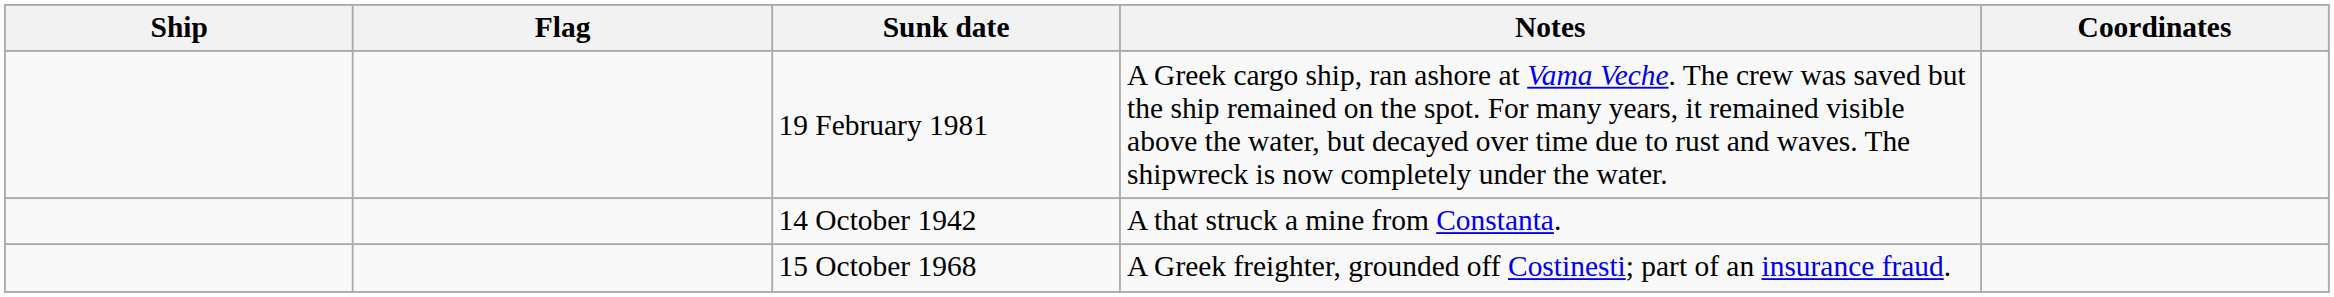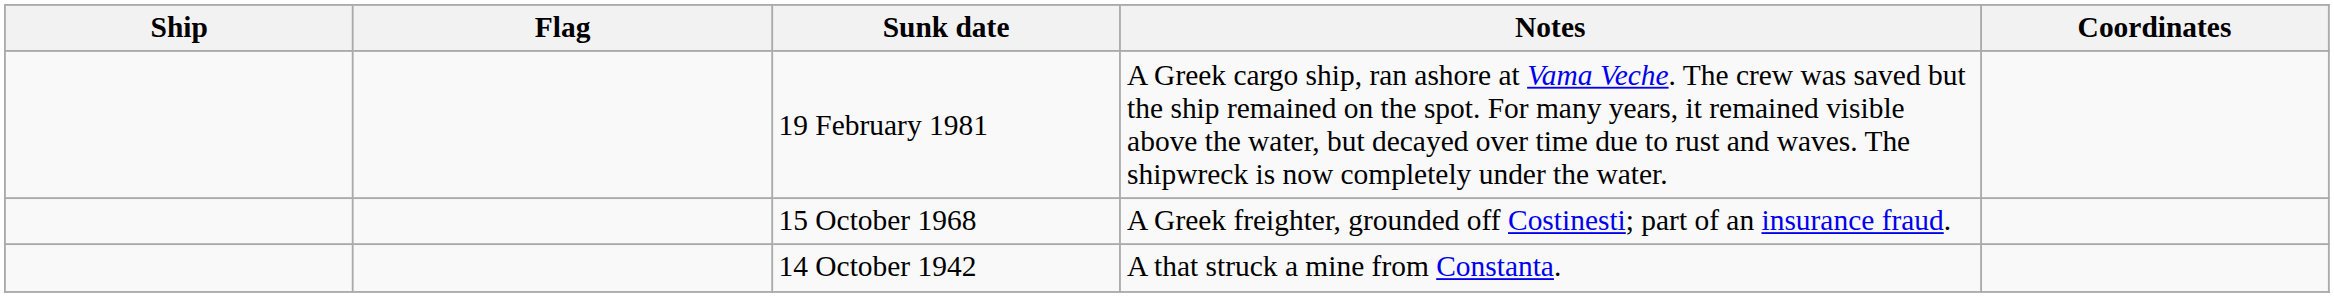rows swapped: (877, 267) <-> (877, 220)
